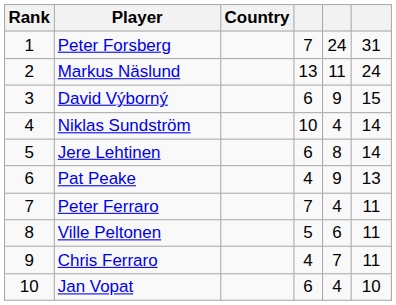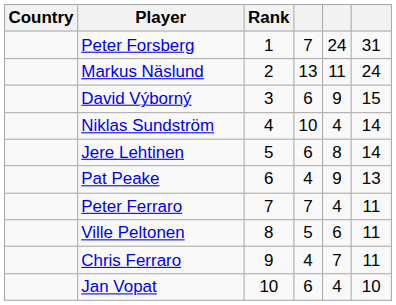columns swapped: (29, 17) <-> (257, 17)
